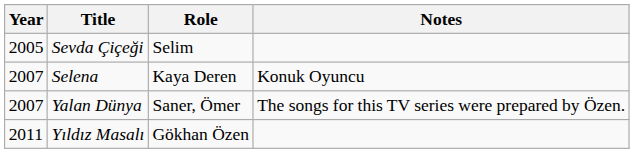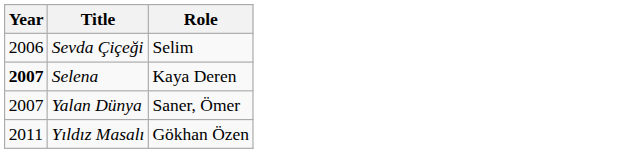- column: (441, 19)
(26, 47) 2005 -> (26, 47) 2006
(26, 76) normal -> (26, 76) bold
